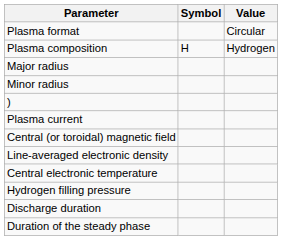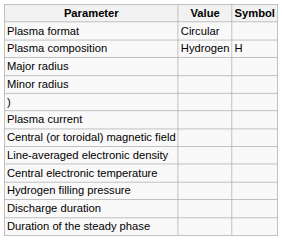columns swapped: (201, 13) <-> (251, 13)
